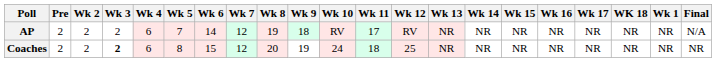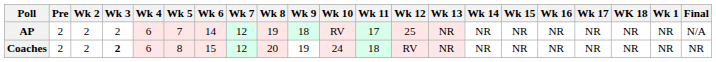(410, 31) RV -> (410, 31) 25
(410, 48) 25 -> (410, 48) RV
